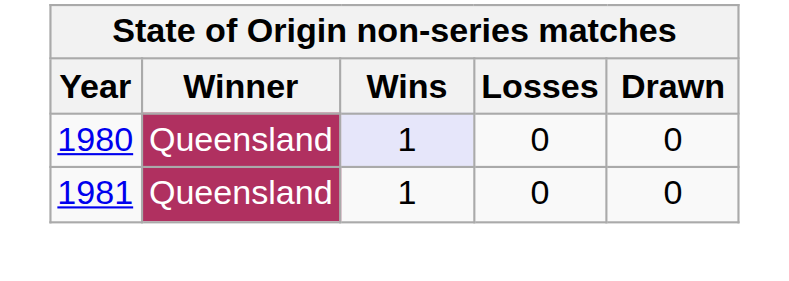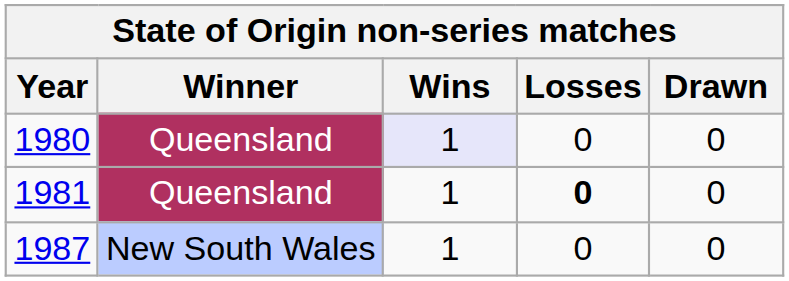(540, 193) normal -> (583, 193) bold
+ row: (52, 247)
